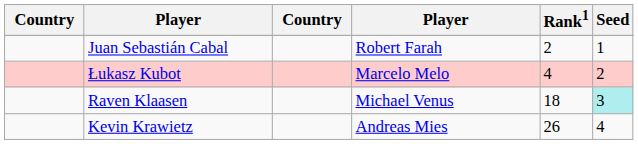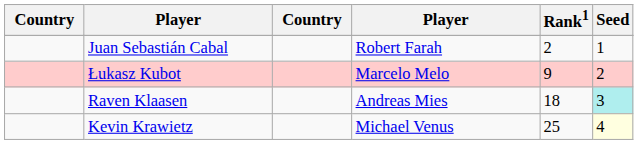(548, 74) 4 -> (548, 74) 9
(405, 100) Michael Venus -> (402, 100) Andreas Mies
(402, 126) Andreas Mies -> (405, 126) Michael Venus
(552, 126) 26 -> (552, 126) 25
(600, 126) no background -> (600, 126) lightyellow background
